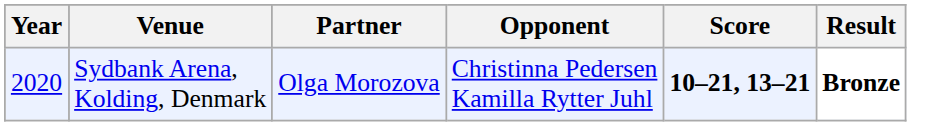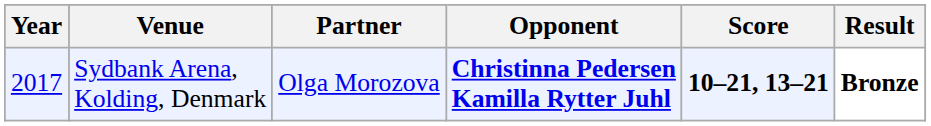(37, 83) 2020 -> (37, 83) 2017
(555, 83) normal -> (564, 83) bold
